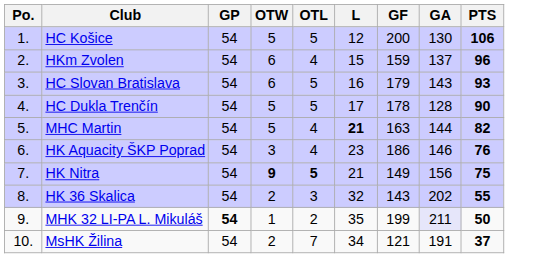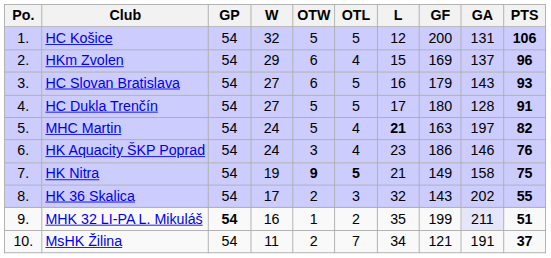+ column: (272, 15)
(440, 38) 130 -> (482, 38) 131
(398, 60) 159 -> (440, 60) 169
(398, 106) 178 -> (440, 106) 180
(482, 106) 90 -> (525, 106) 91
(440, 128) 144 -> (482, 128) 197
(440, 173) 156 -> (482, 173) 158
(482, 219) 50 -> (525, 219) 51
